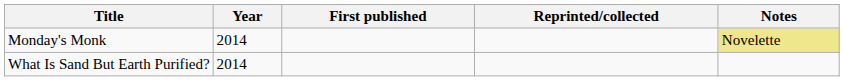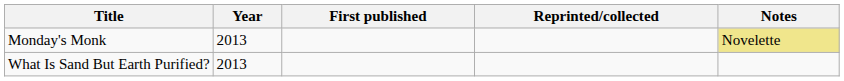(232, 40) 2014 -> (232, 40) 2013
(232, 64) 2014 -> (232, 64) 2013
